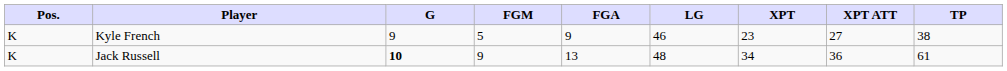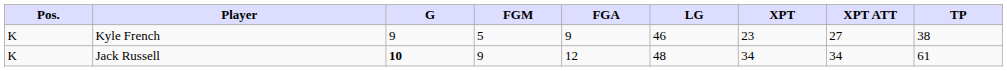(572, 55) 13 -> (572, 55) 12
(836, 55) 36 -> (836, 55) 34
